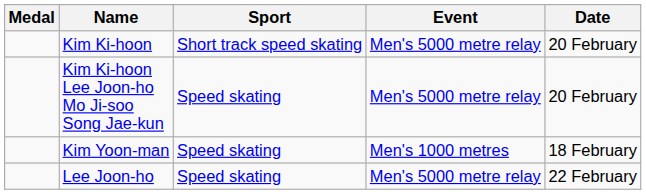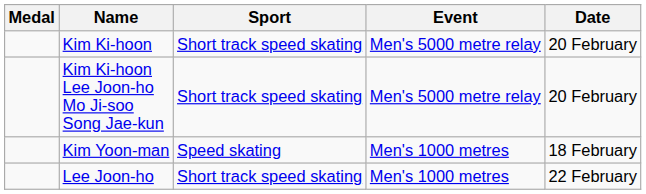(229, 97) Speed skating -> (270, 97) Short track speed skating
(229, 176) Speed skating -> (270, 176) Short track speed skating
(455, 176) Men's 5000 metre relay -> (439, 176) Men's 1000 metres
